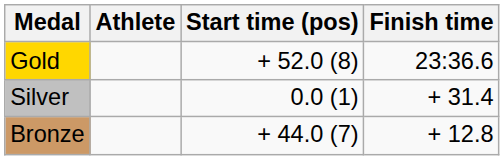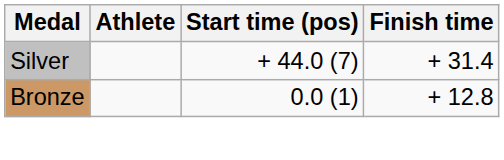- row: (35, 60)
(325, 97) 0.0 (1) -> (308, 60) + 44.0 (7)
(308, 135) + 44.0 (7) -> (325, 97) 0.0 (1)
